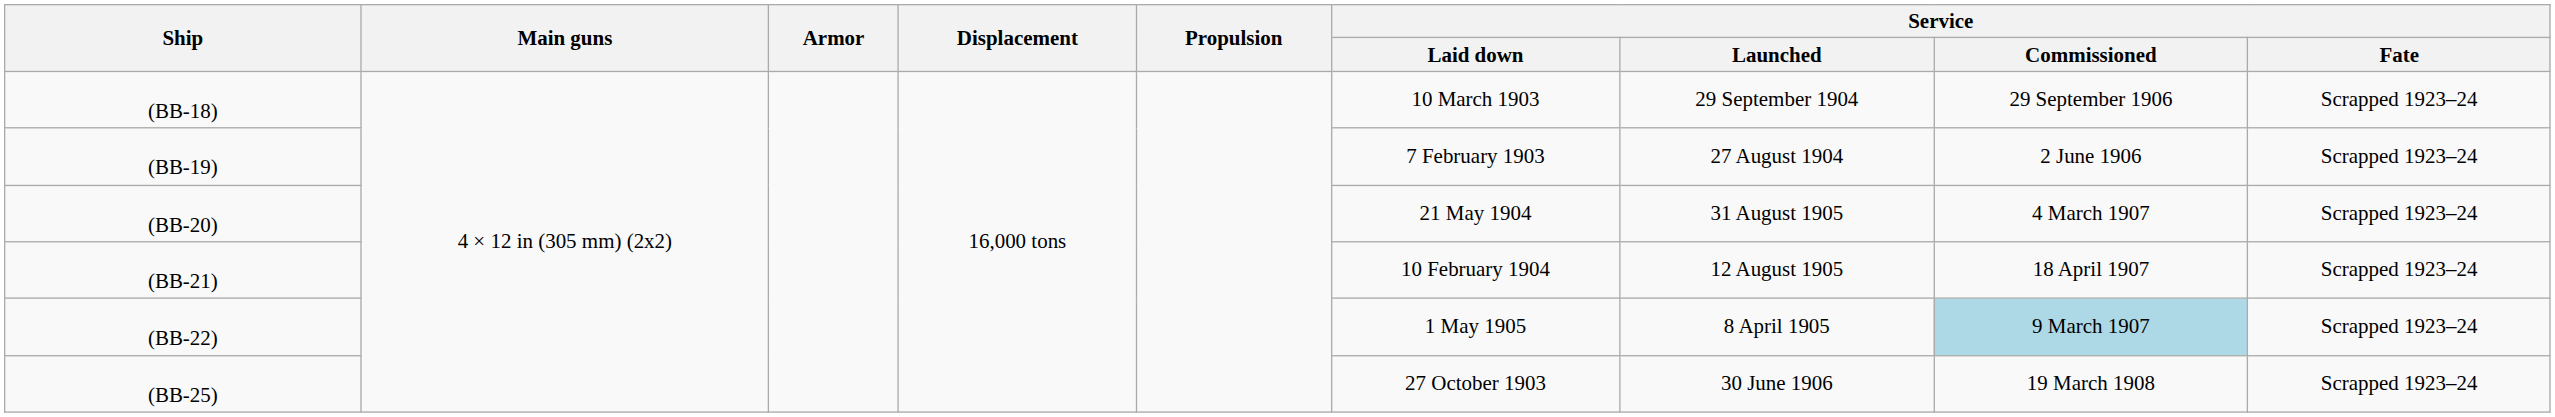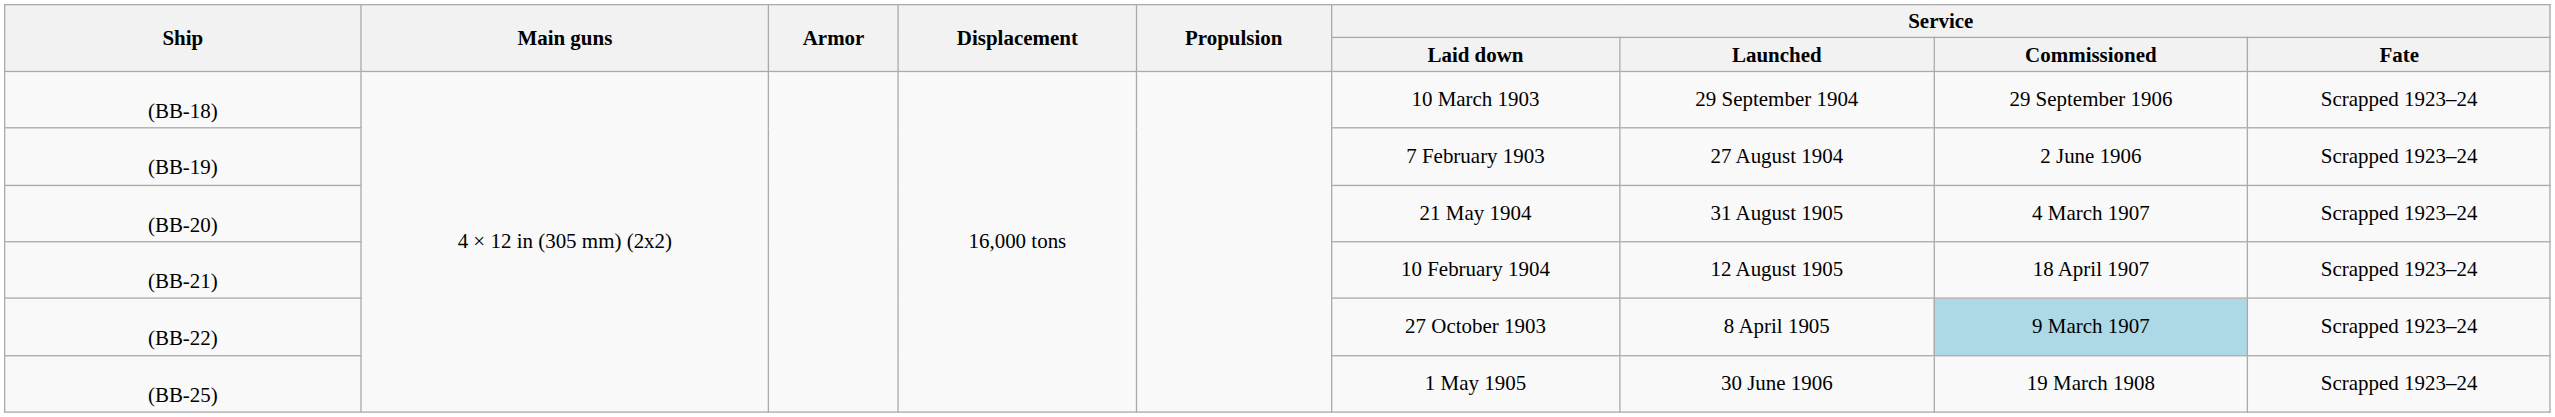(1475, 326) 1 May 1905 -> (1475, 326) 27 October 1903
(1475, 383) 27 October 1903 -> (1475, 383) 1 May 1905
